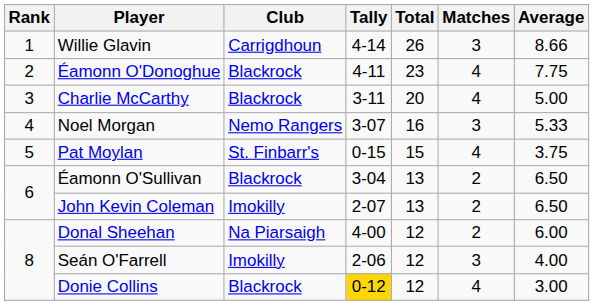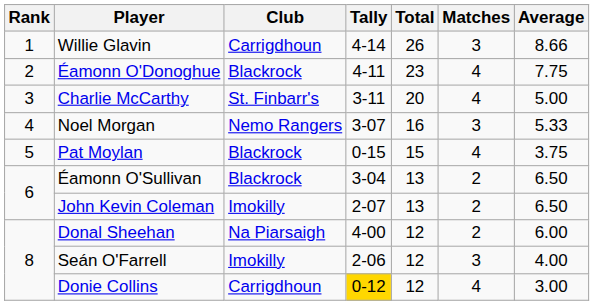(265, 98) Blackrock -> (274, 98) St. Finbarr's
(274, 152) St. Finbarr's -> (265, 152) Blackrock
(265, 286) Blackrock -> (275, 286) Carrigdhoun
